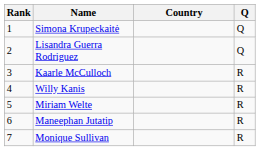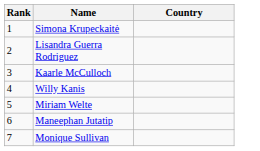- column: (245, 12)
